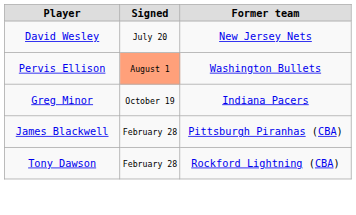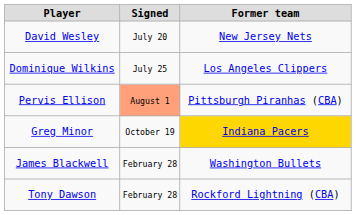+ row: (62, 69)
(265, 69) Washington Bullets -> (265, 100) Pittsburgh Piranhas (CBA)
(265, 100) no background -> (265, 132) gold background
(265, 132) Pittsburgh Piranhas (CBA) -> (265, 163) Washington Bullets
